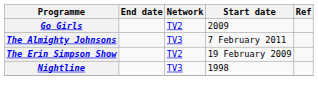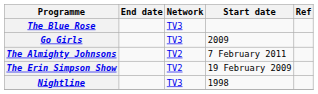+ row: (61, 26)
(175, 26) TV2 -> (175, 40) TV3
(175, 40) TV3 -> (175, 54) TV2
